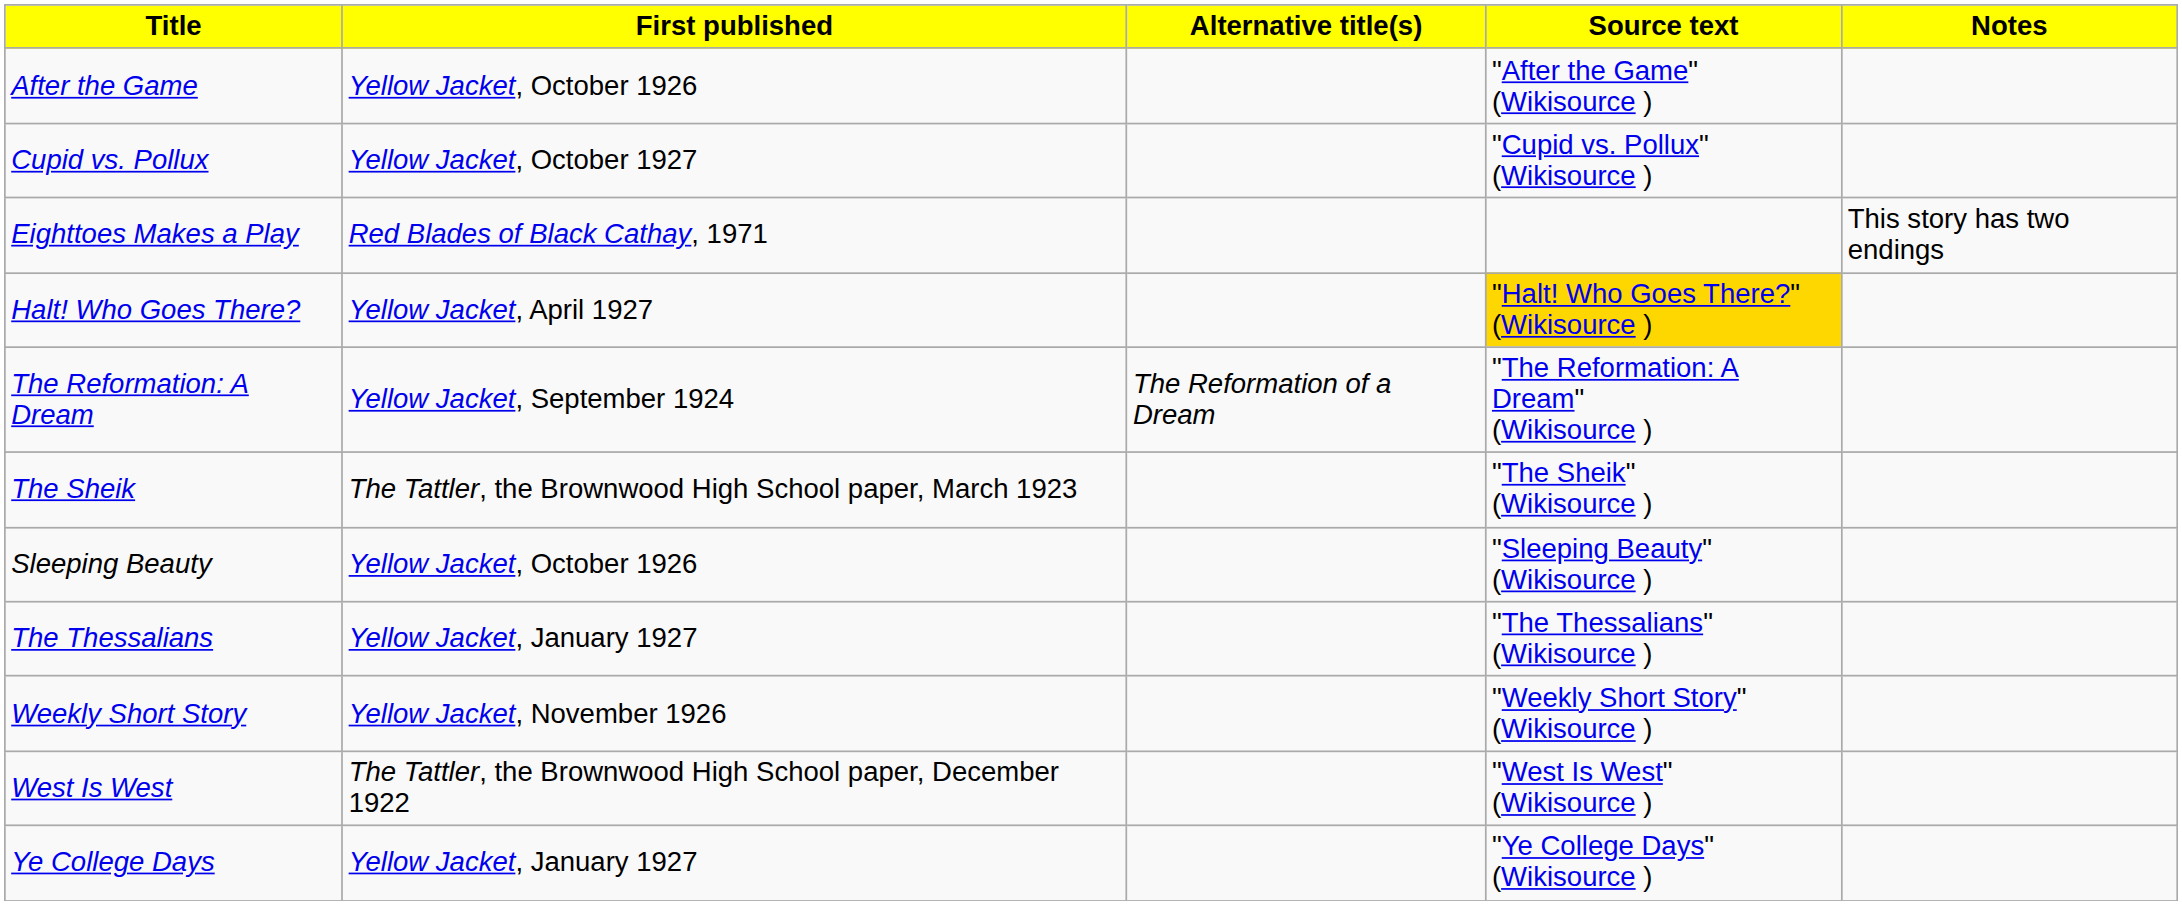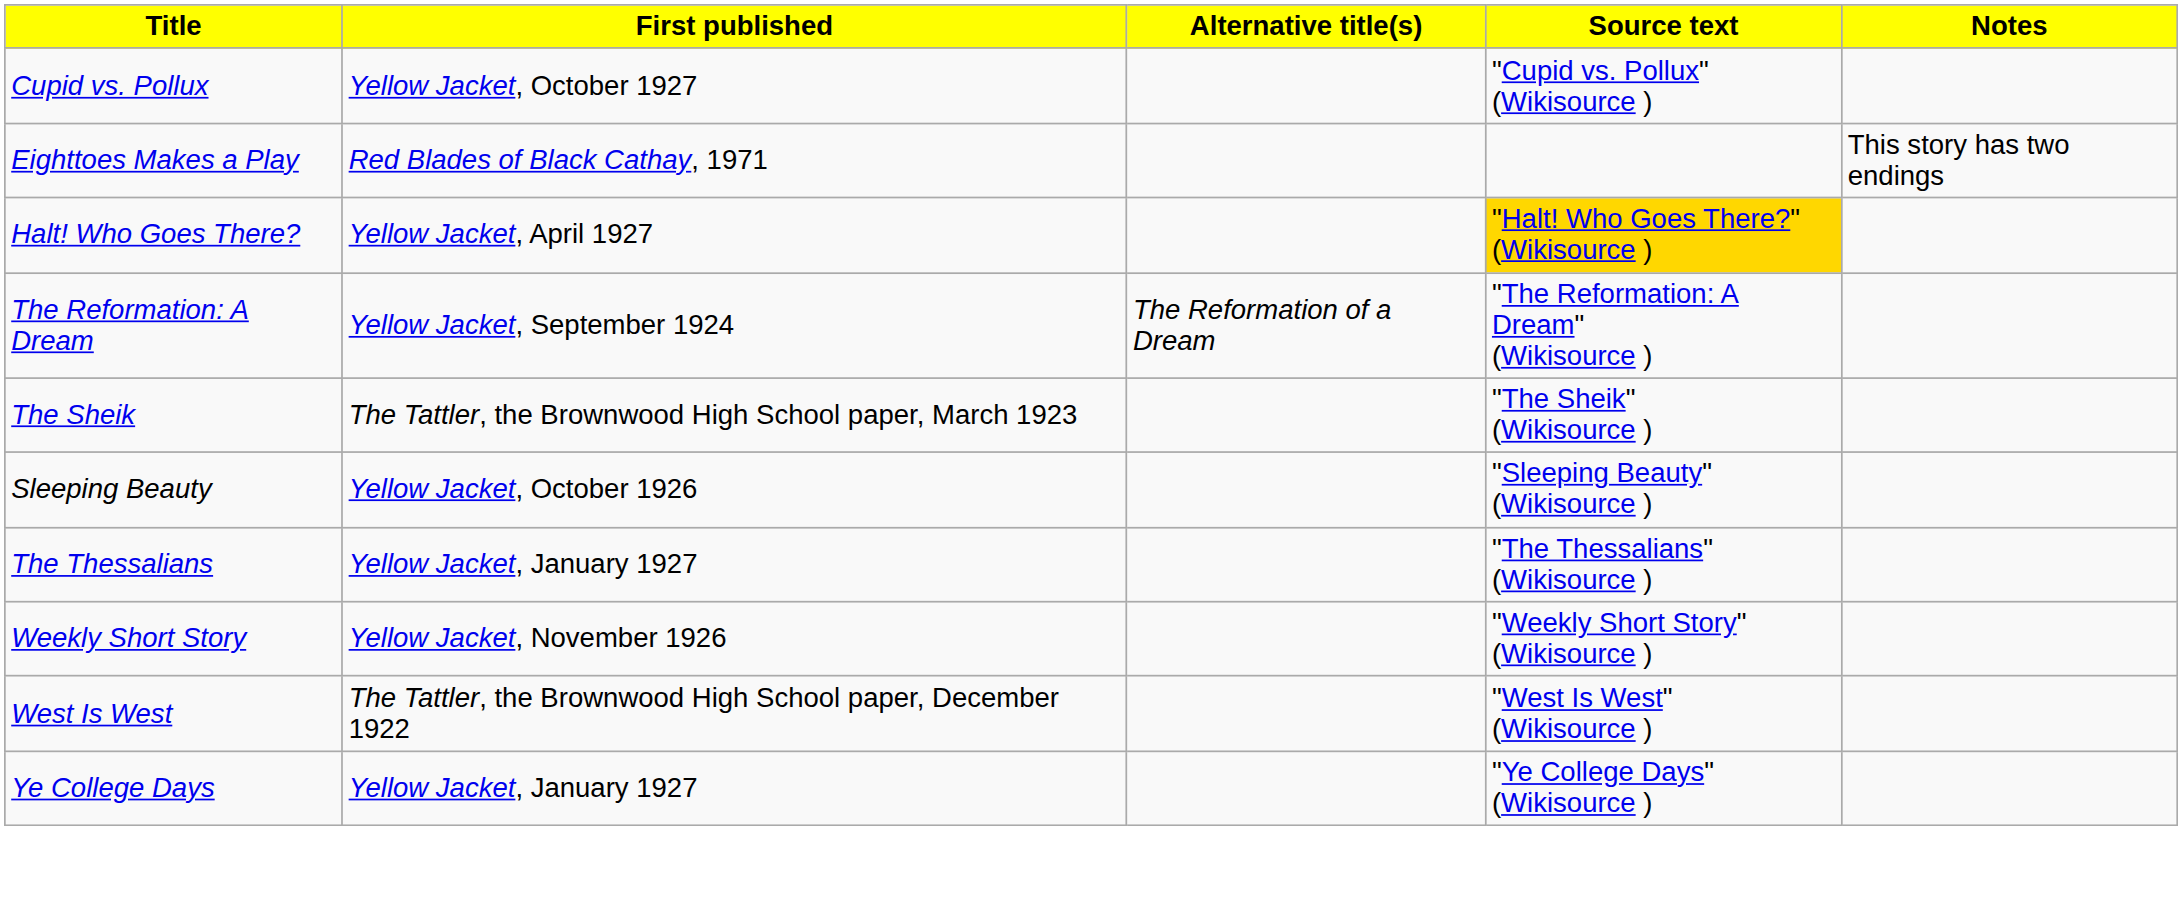- row: (105, 85)
